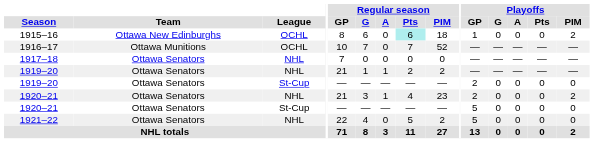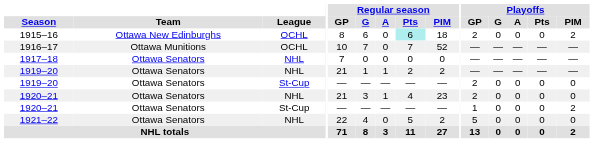(475, 34) 1 -> (475, 34) 2
(573, 95) 2 -> (573, 95) 0
(475, 107) 5 -> (475, 107) 1
(573, 107) 0 -> (573, 107) 2
